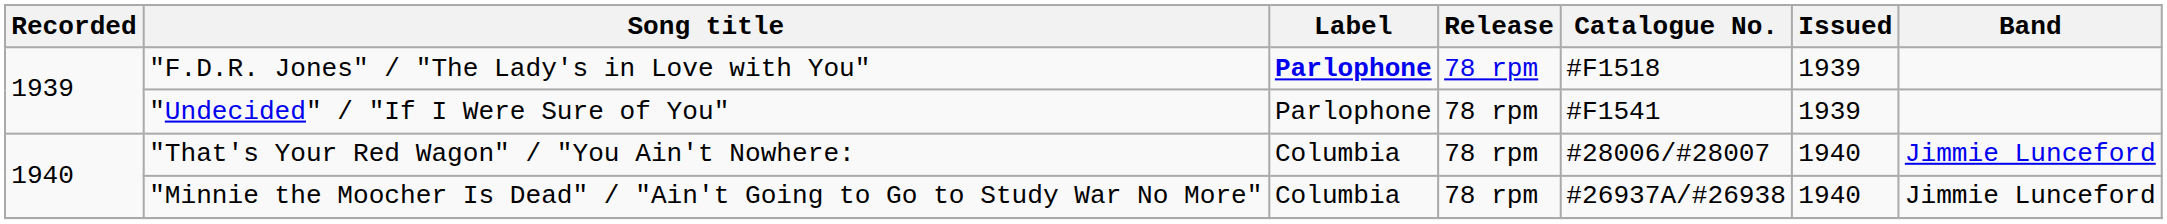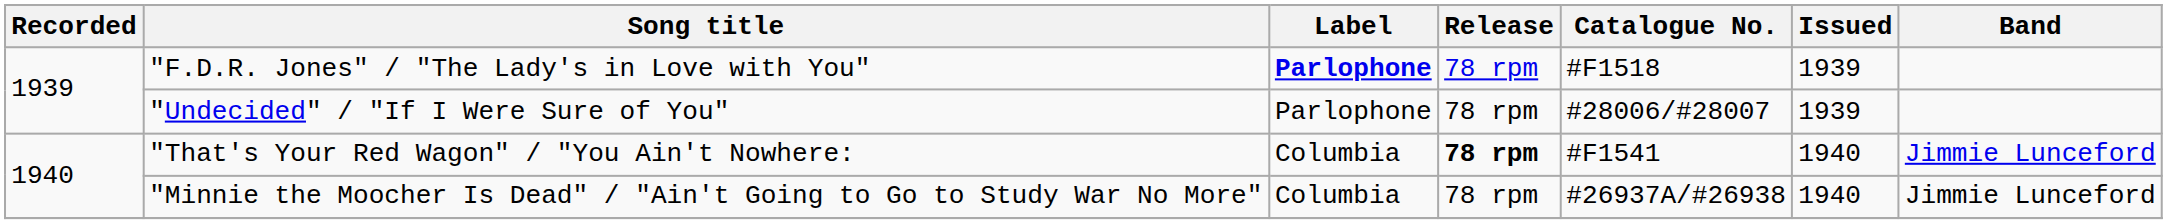(1613, 111) #F1541 -> (1668, 111) #28006/#28007
(1491, 154) normal -> (1491, 154) bold
(1668, 154) #28006/#28007 -> (1613, 154) #F1541
